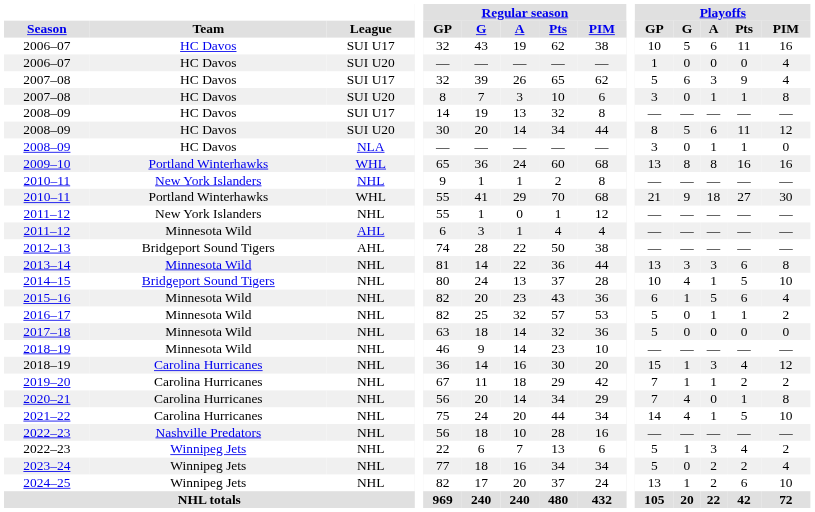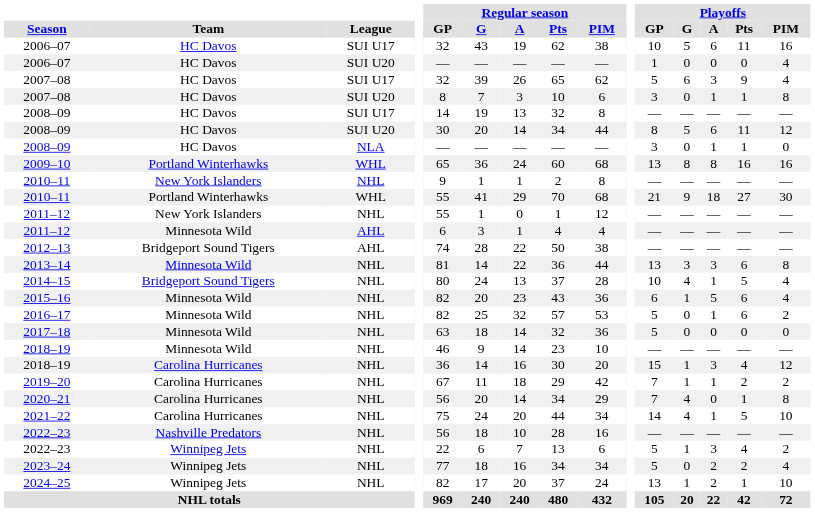(786, 281) 10 -> (786, 281) 4
(744, 314) 1 -> (744, 314) 6
(744, 482) 6 -> (744, 482) 1
